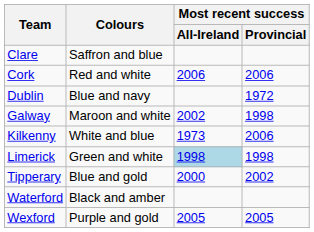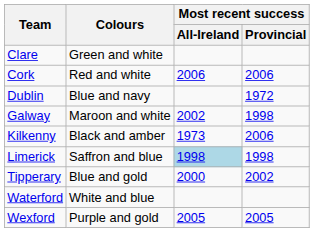(116, 55) Saffron and blue -> (116, 55) Green and white
(112, 136) White and blue -> (117, 136) Black and amber
(116, 156) Green and white -> (116, 156) Saffron and blue
(117, 197) Black and amber -> (112, 197) White and blue
